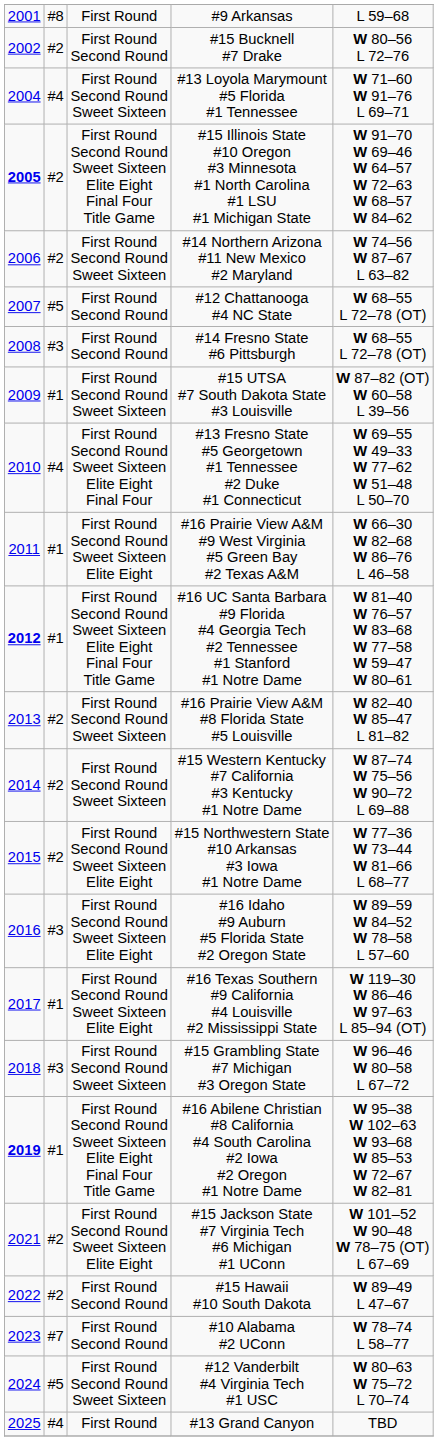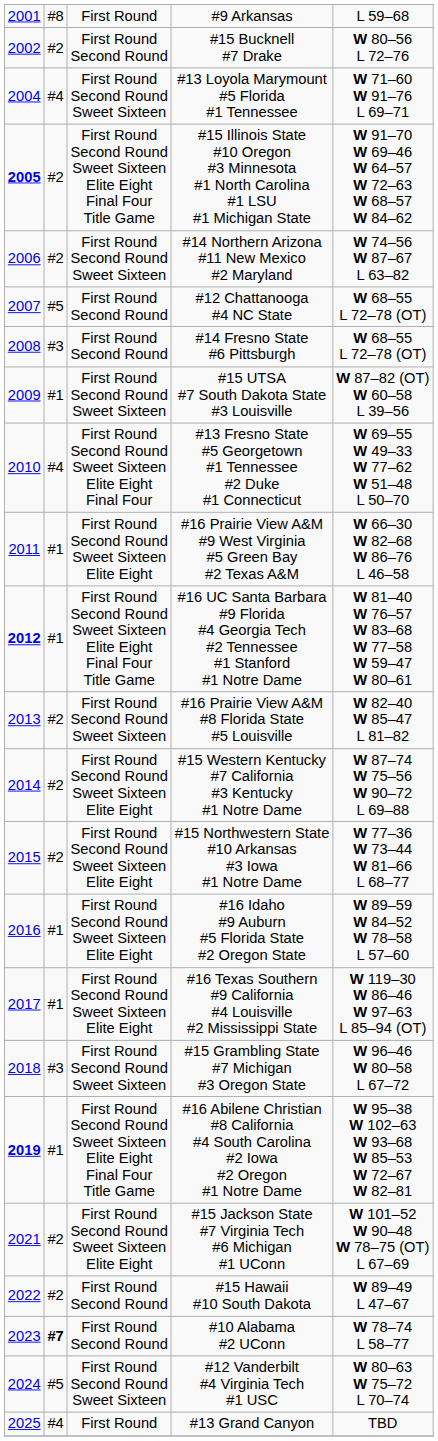(119, 784) First Round Second Round Sweet Sixteen -> (119, 784) First Round Second Round Sweet Sixteen Elite Eight
(56, 930) #3 -> (56, 930) #1
(56, 1335) normal -> (56, 1335) bold
